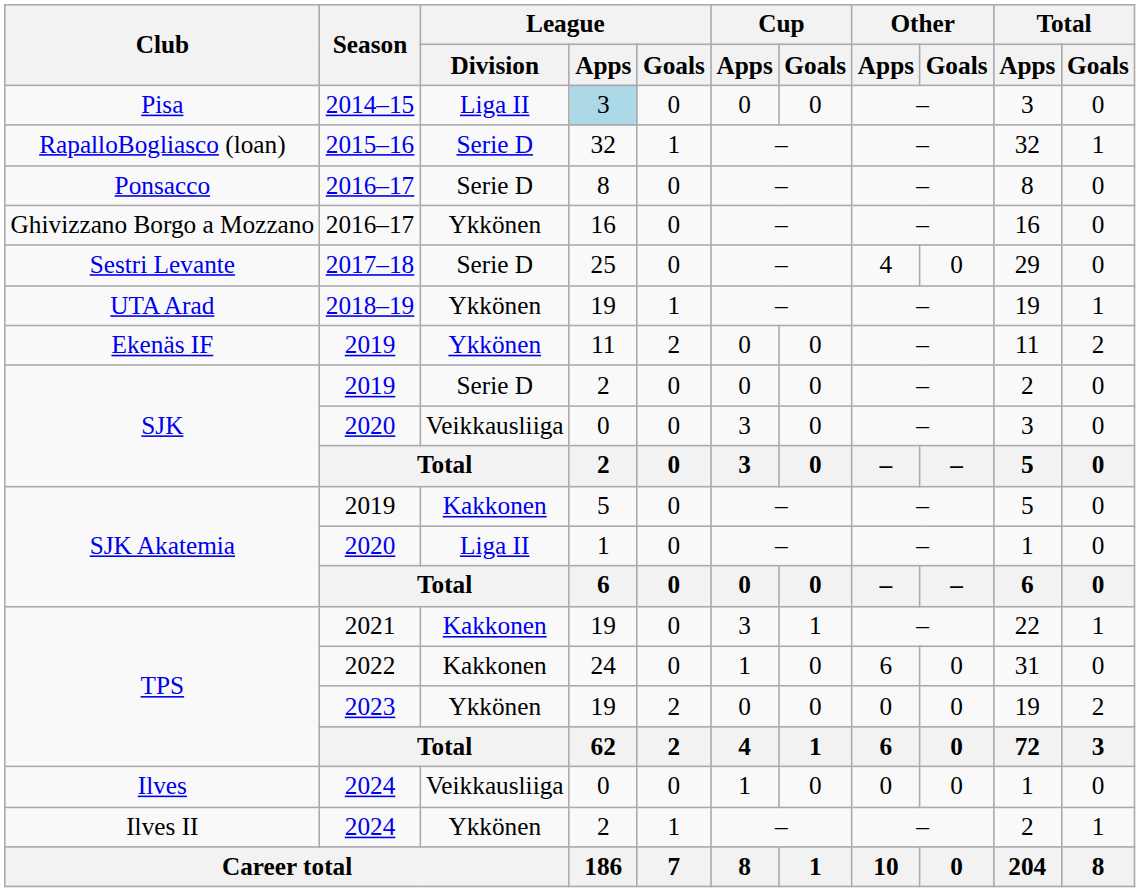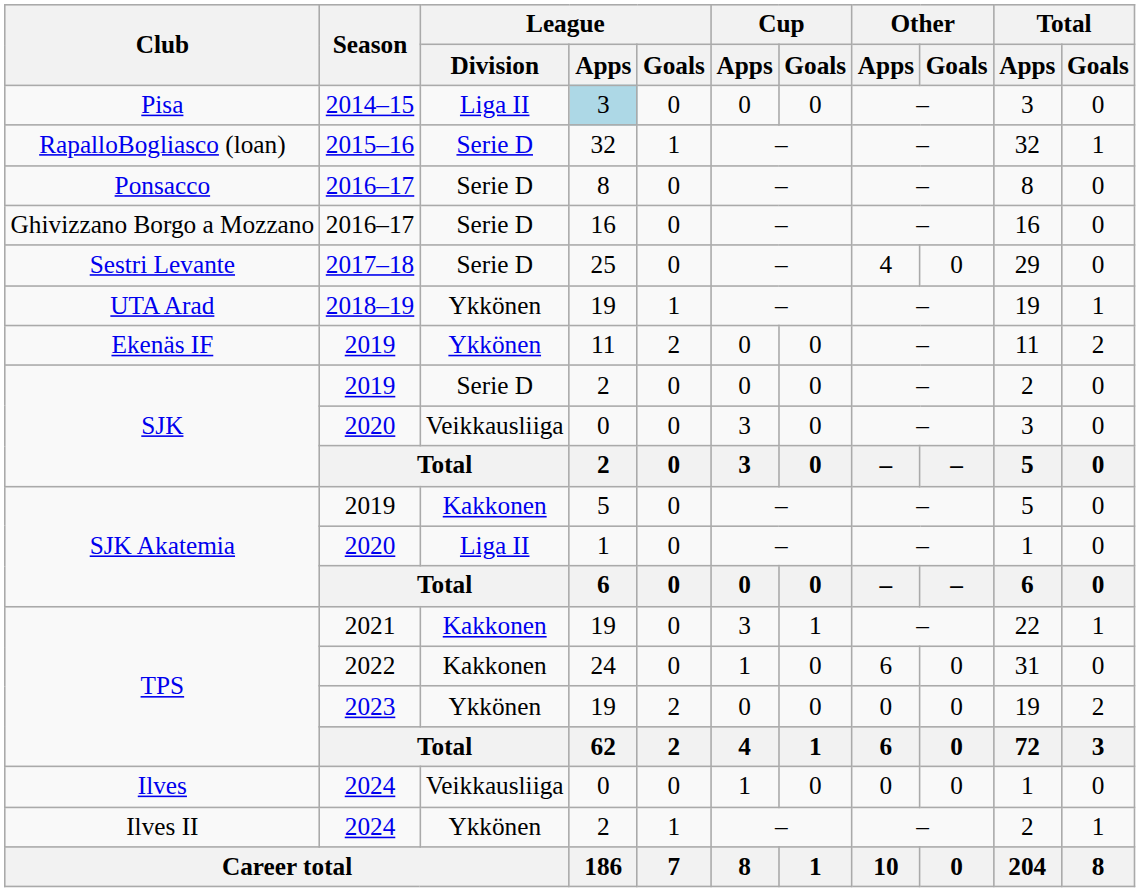(495, 225) Ykkönen -> (495, 225) Serie D
